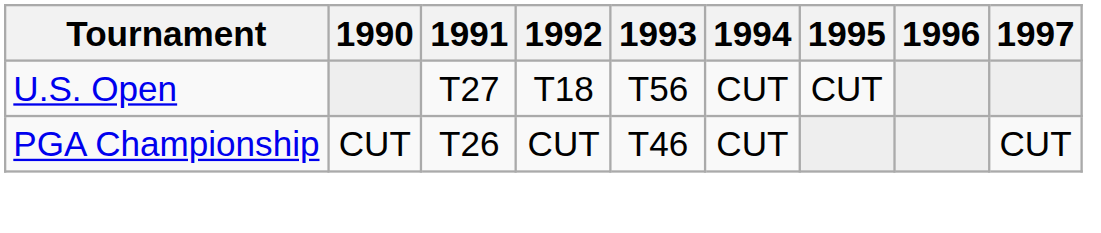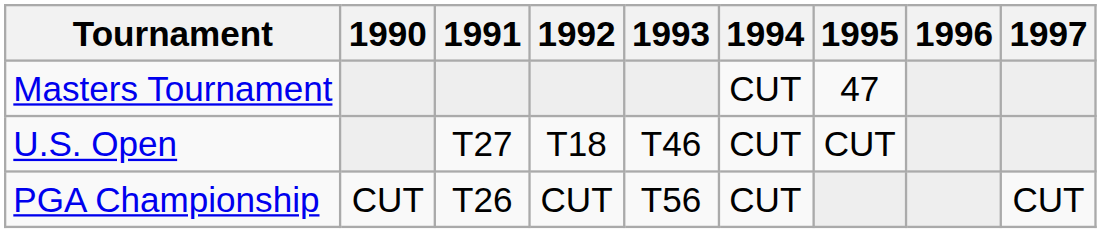+ row: (173, 89)
(658, 89) T56 -> (671, 144) T46
(658, 144) T46 -> (671, 200) T56
